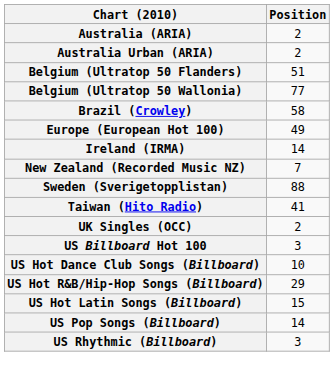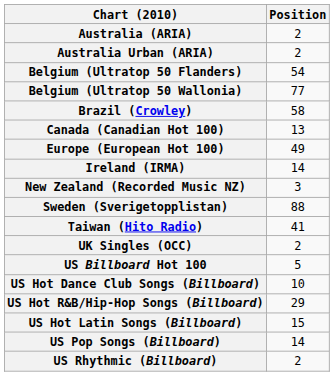(298, 72) 51 -> (298, 72) 54
+ row: (135, 130)
(298, 168) 7 -> (298, 188) 3
(298, 245) 3 -> (298, 265) 5
(298, 342) 3 -> (298, 361) 2
